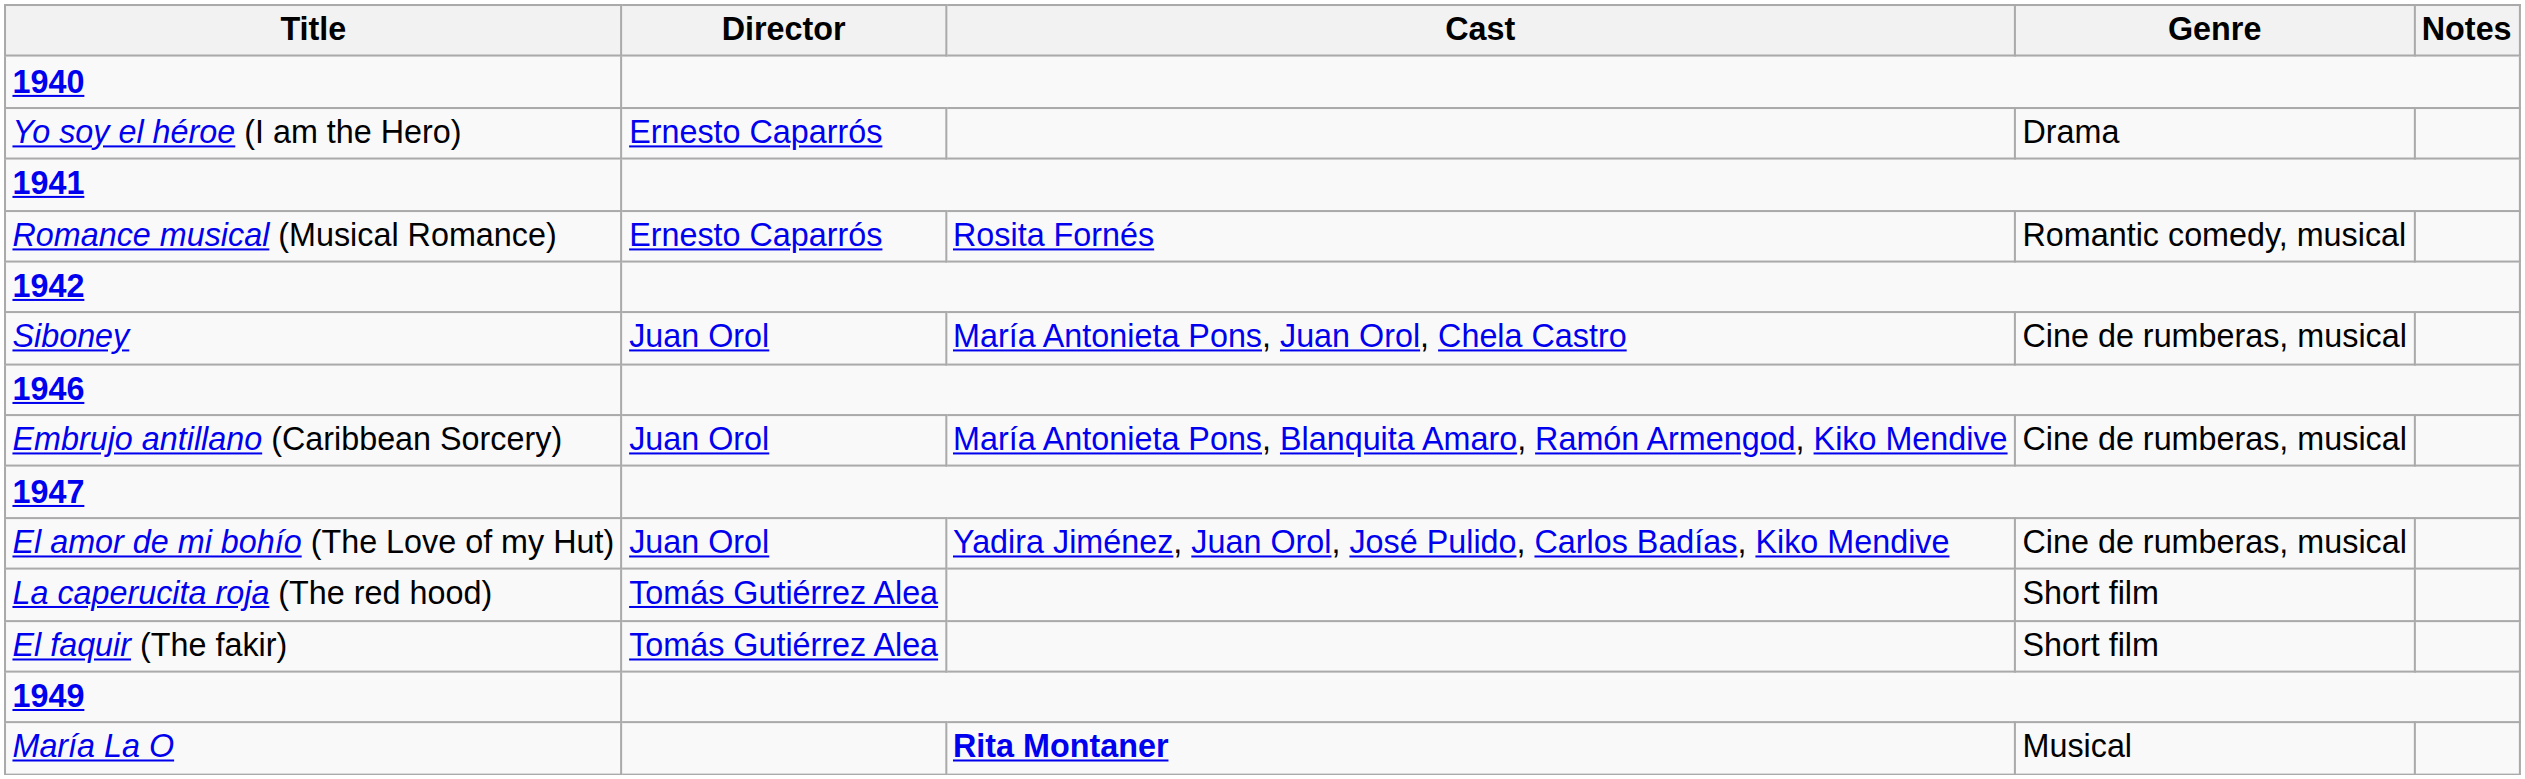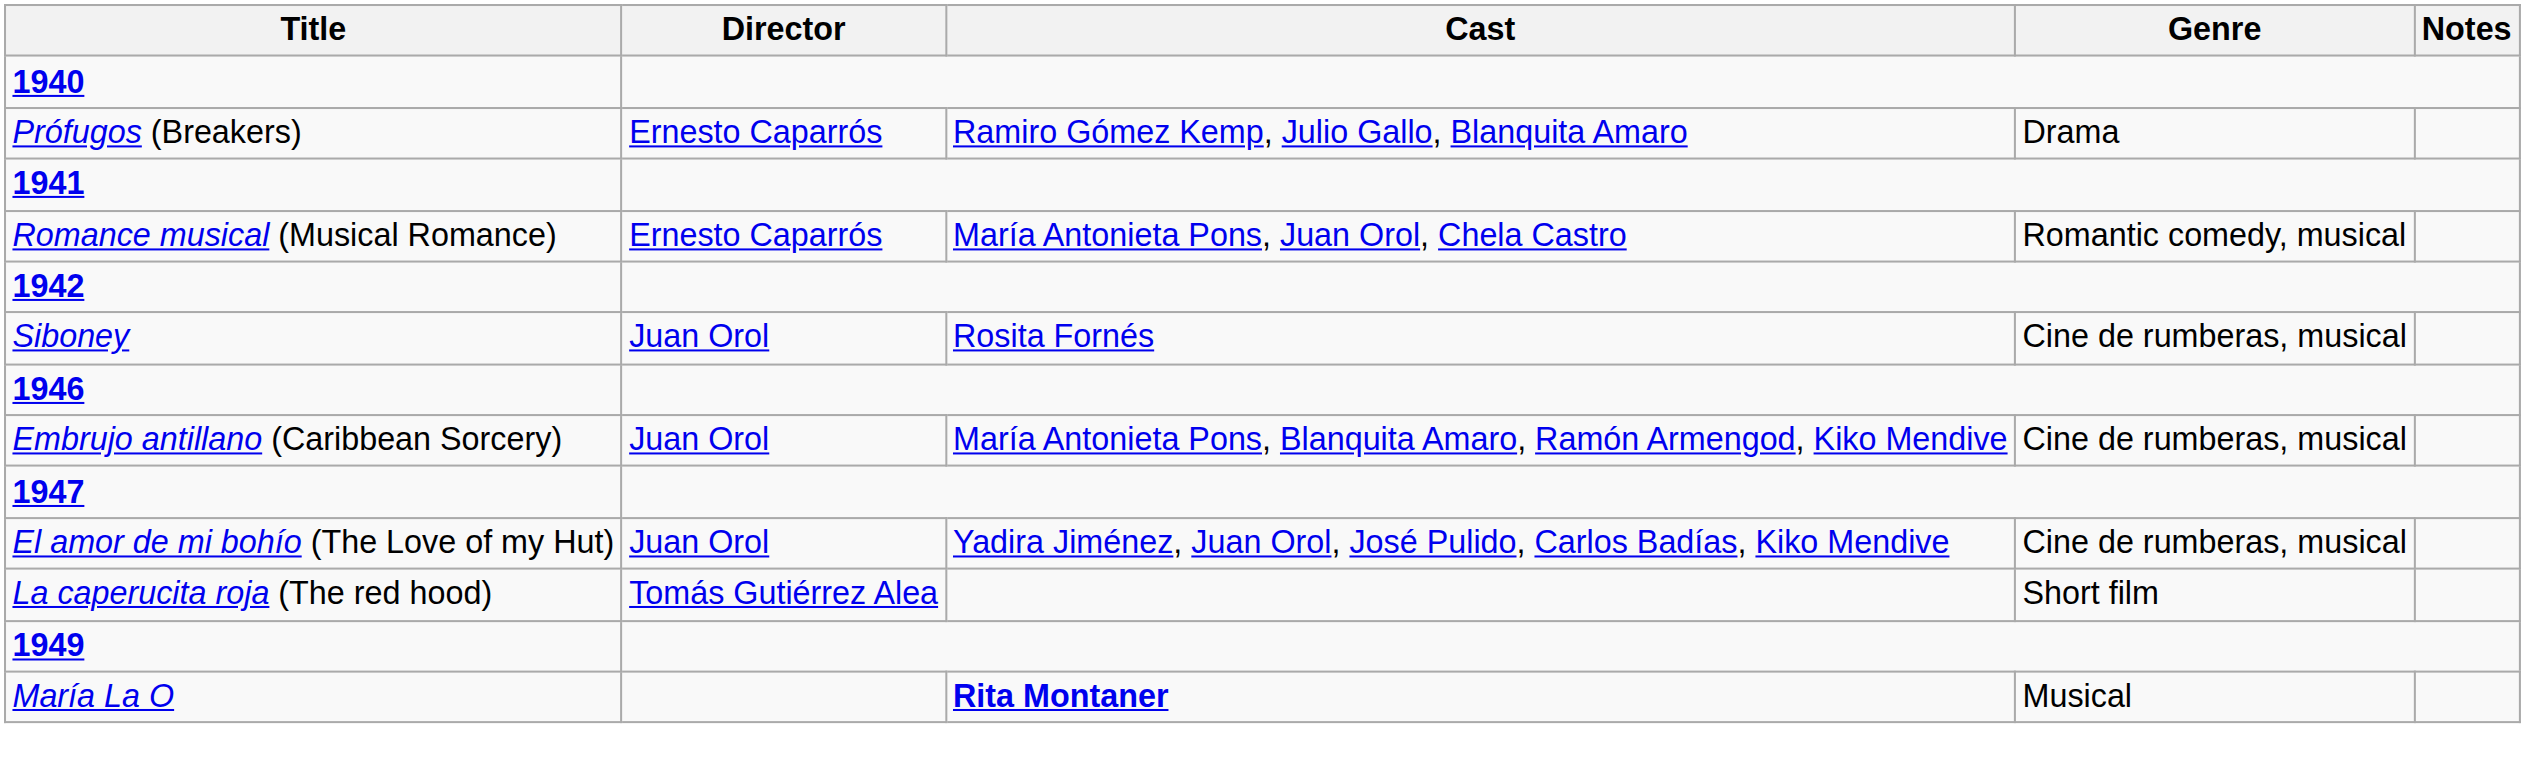+ row: (157, 132)
- row: (237, 132)
(1054, 235) Rosita Fornés -> (1290, 235) María Antonieta Pons, Juan Orol, Chela Castro
(1290, 337) María Antonieta Pons, Juan Orol, Chela Castro -> (1054, 337) Rosita Fornés
- row: (150, 645)
